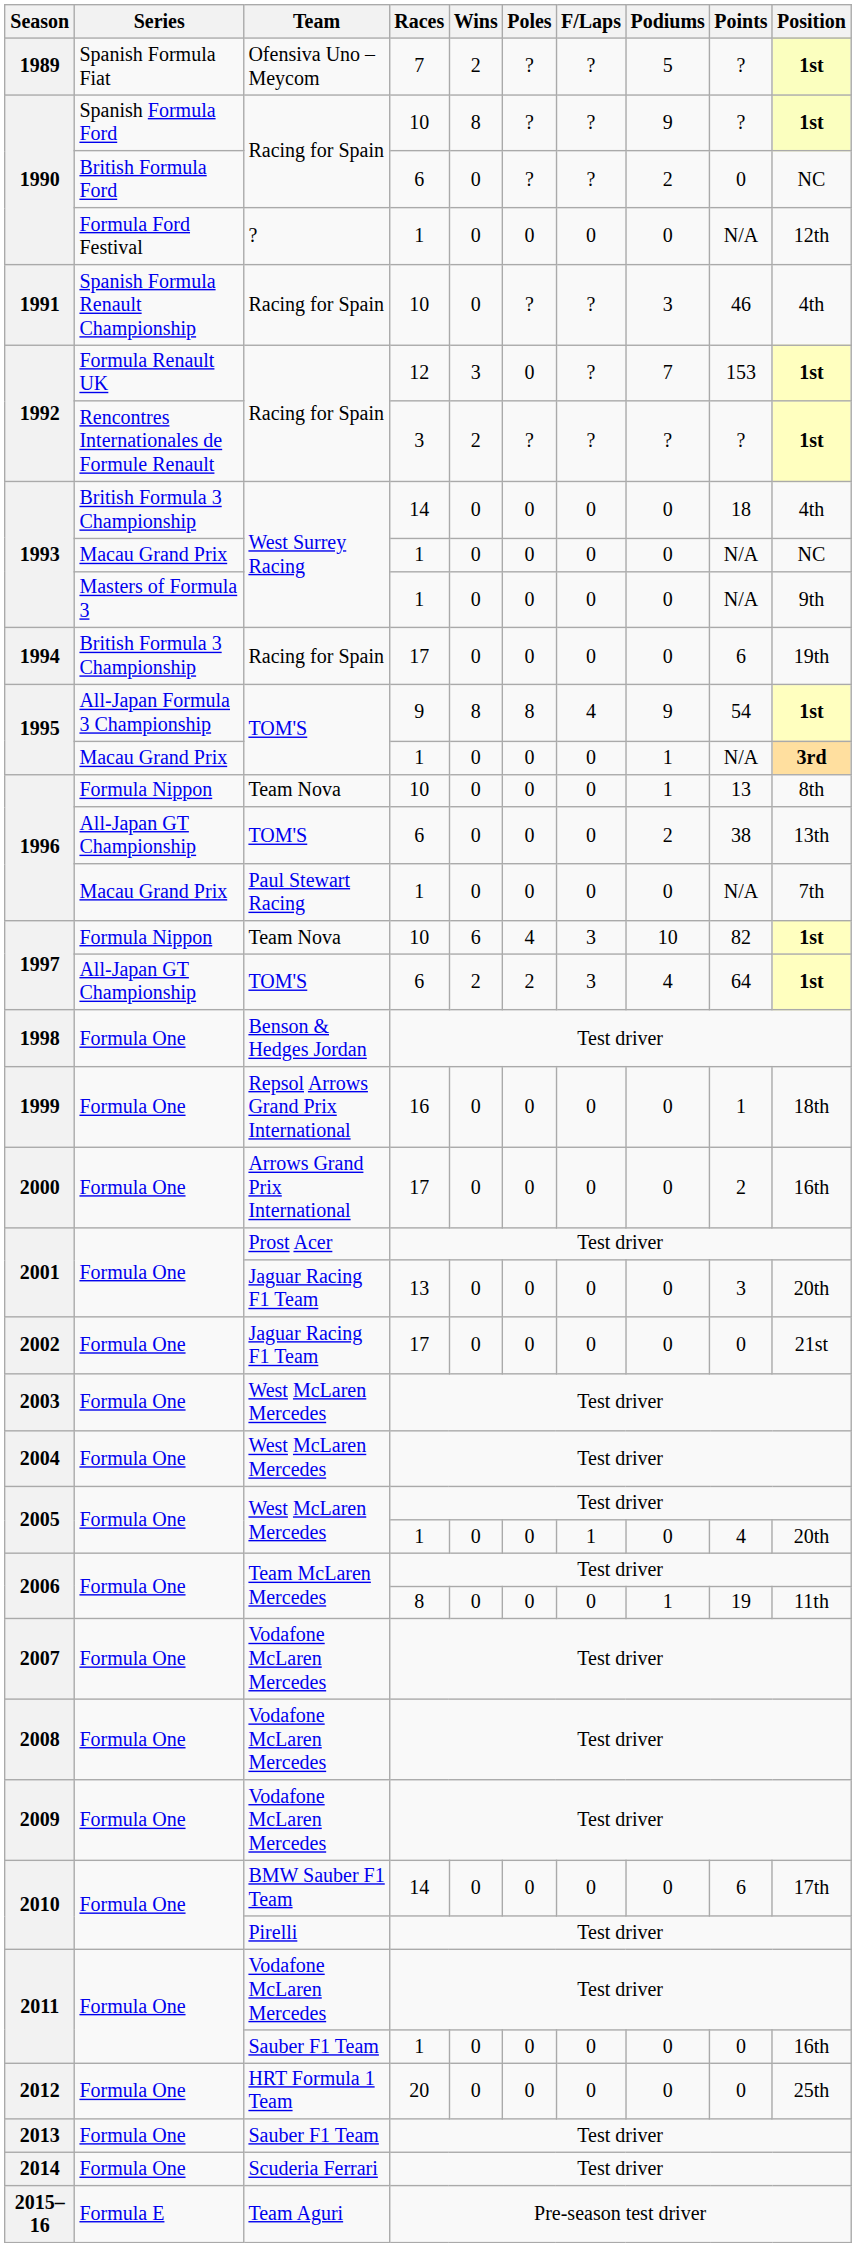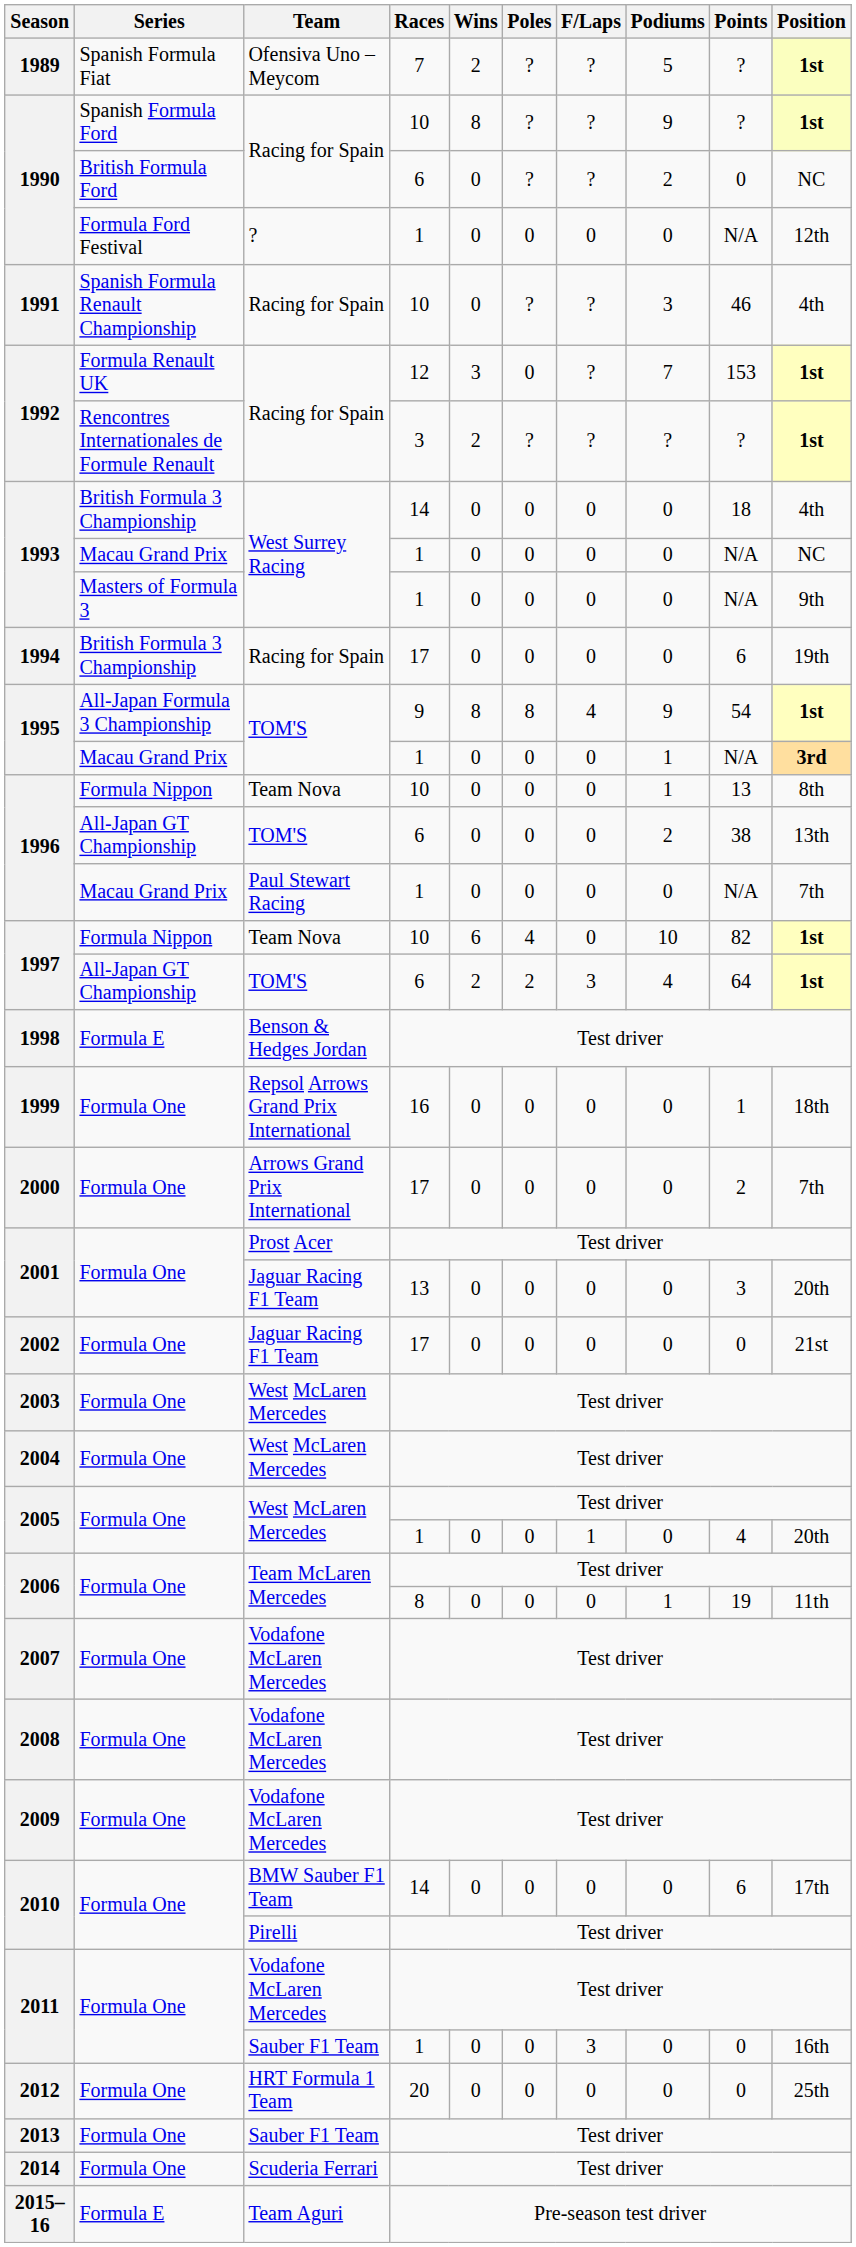(591, 937) 3 -> (591, 937) 0
(132, 1038) Formula One -> (122, 1038) Formula E
(812, 1187) 16th -> (811, 1187) 7th
(591, 2046) 0 -> (591, 2046) 3
